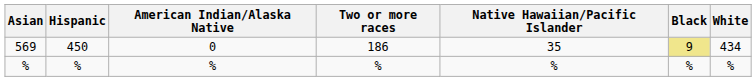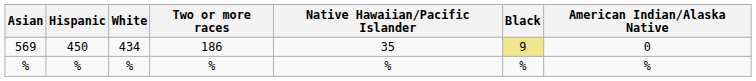columns swapped: (731, 21) <-> (213, 21)
